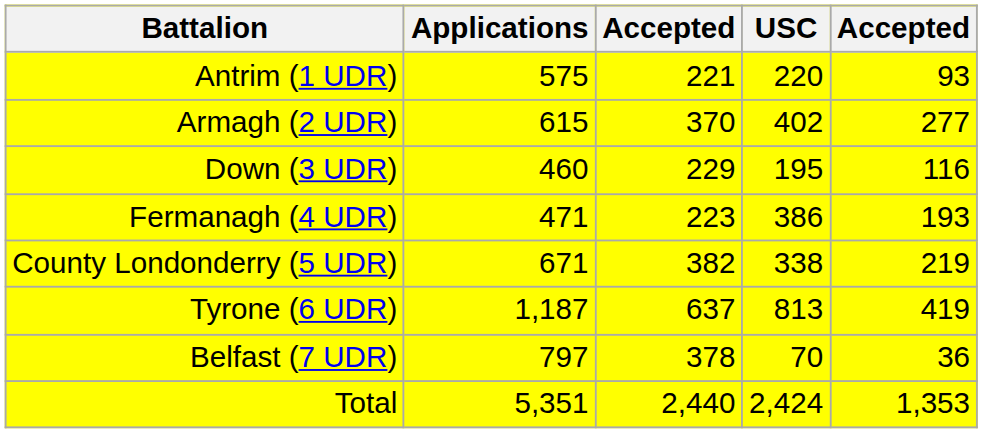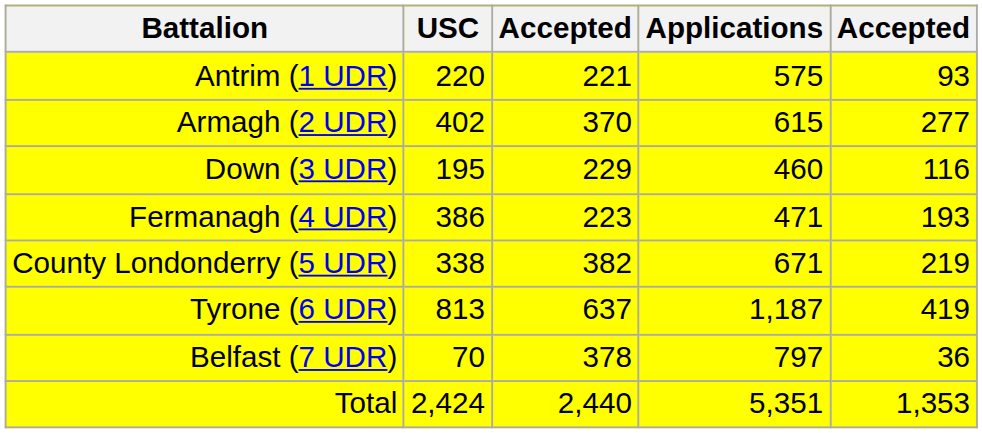columns swapped: (500, 28) <-> (786, 28)
